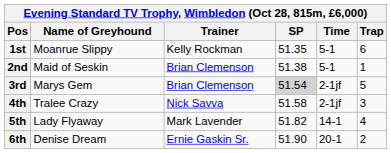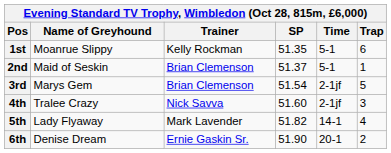(292, 67) 51.38 -> (292, 67) 51.37
(292, 85) lightgrey background -> (292, 85) no background
(292, 103) 51.58 -> (292, 103) 51.60
